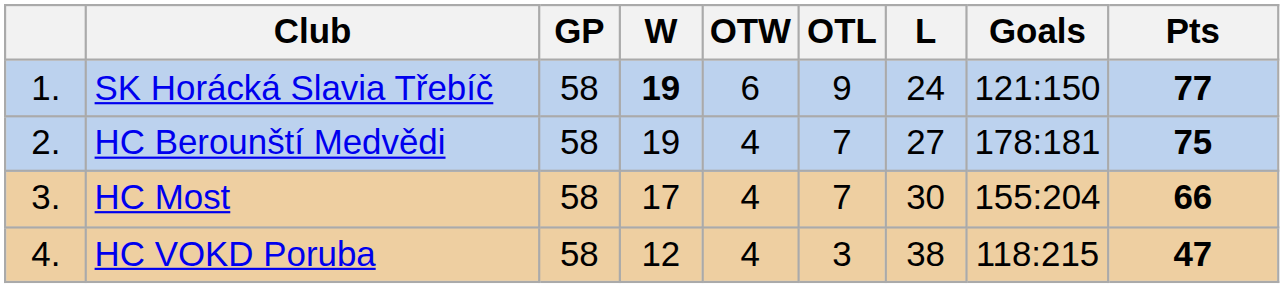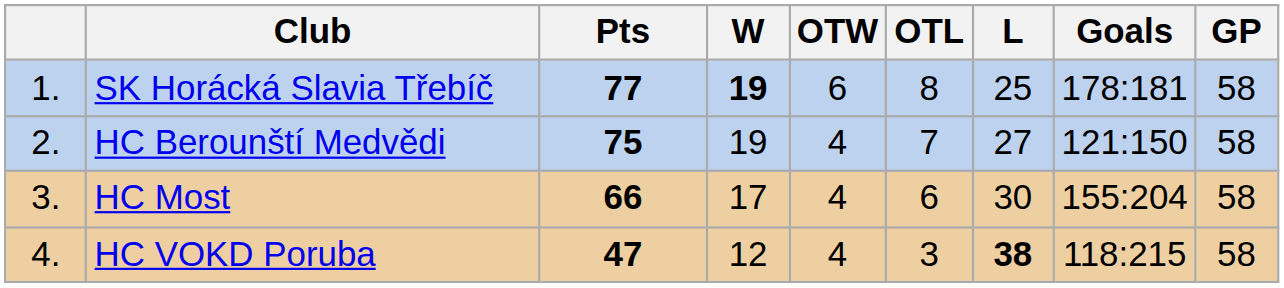columns swapped: (579, 32) <-> (1193, 32)
(842, 87) 9 -> (929, 87) 8
(926, 87) 24 -> (1013, 87) 25
(1037, 87) 121:150 -> (1125, 87) 178:181
(1037, 142) 178:181 -> (1125, 142) 121:150
(842, 198) 7 -> (929, 198) 6
(926, 253) normal -> (1013, 253) bold
